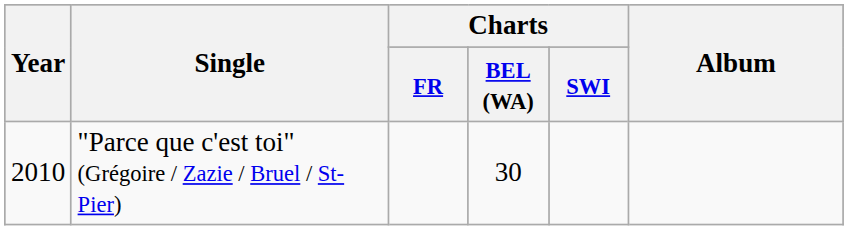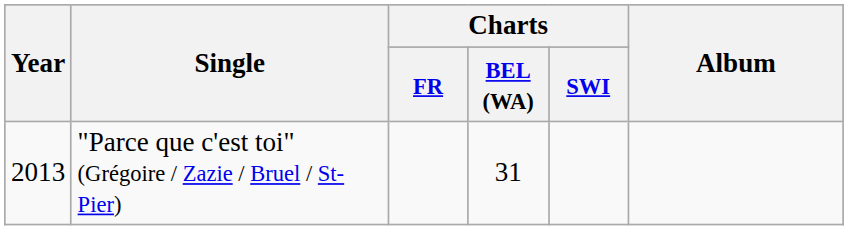(38, 172) 2010 -> (38, 172) 2013
(508, 172) 30 -> (508, 172) 31
